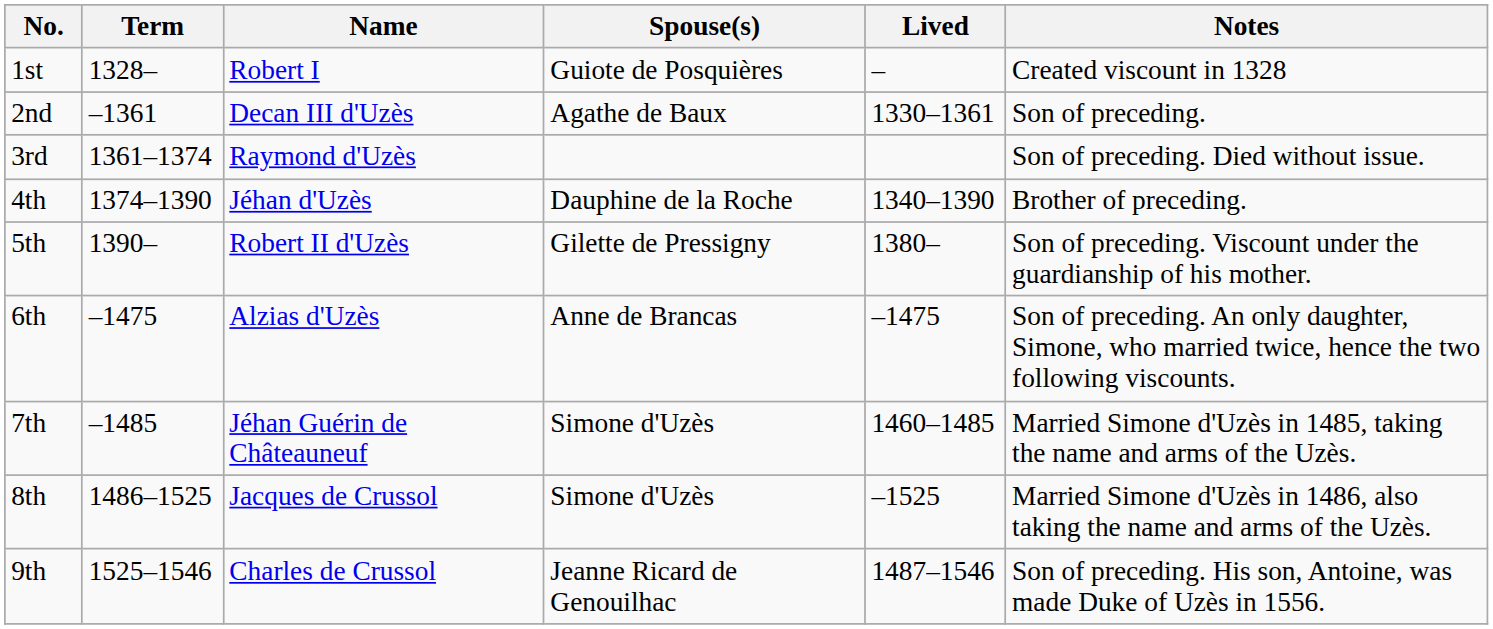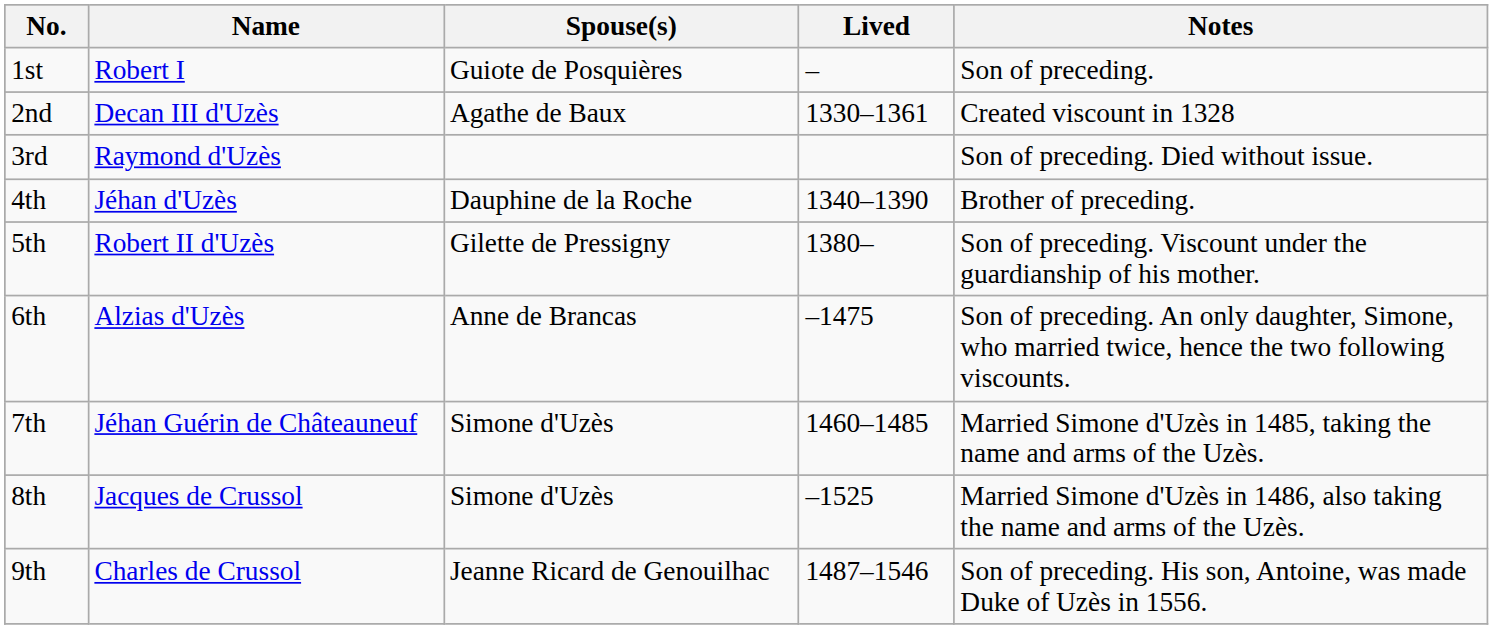- column: (153, 26)
(1149, 69) Created viscount in 1328 -> (1057, 69) Son of preceding.
(1109, 112) Son of preceding. -> (1098, 112) Created viscount in 1328
